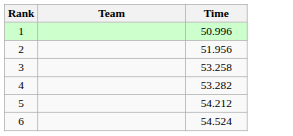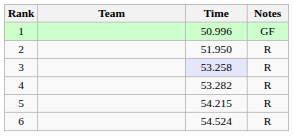+ column: (268, 13)
(216, 49) 51.956 -> (216, 49) 51.950
(216, 67) no background -> (216, 67) lavender background
(216, 103) 54.212 -> (216, 103) 54.215
